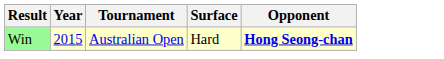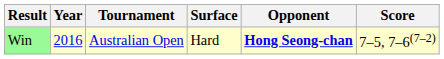+ column: (398, 15)
(68, 38) 2015 -> (68, 40) 2016
